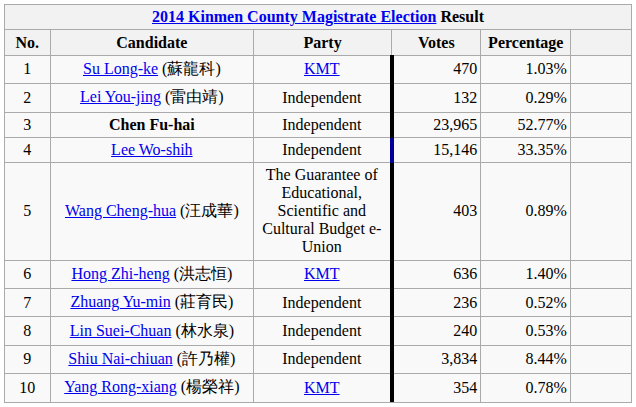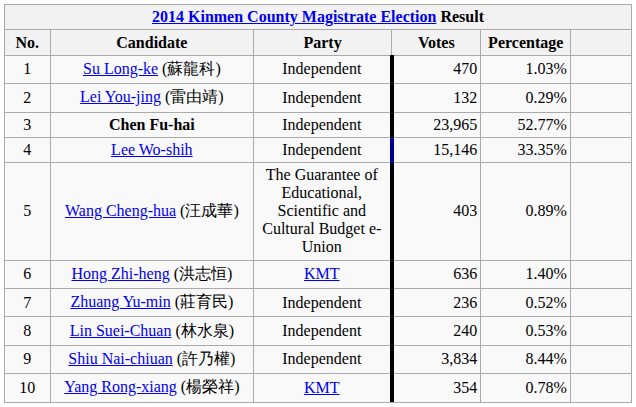(322, 69) KMT -> (322, 69) Independent
